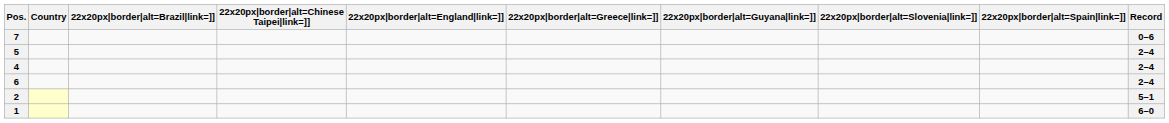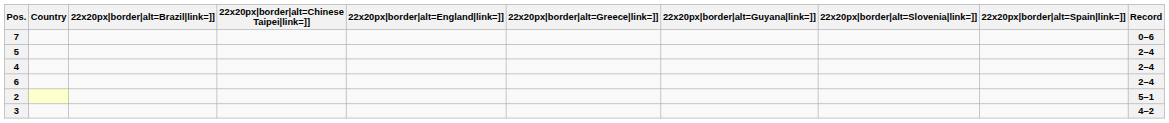+ row: (16, 111)
- row: (16, 111)
